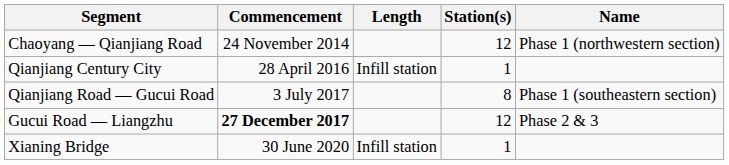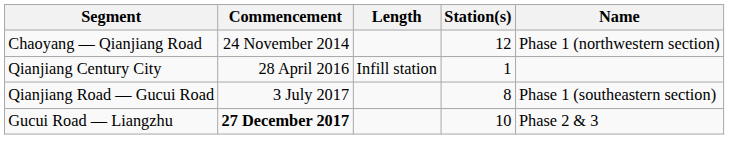(503, 120) 12 -> (503, 120) 10
- row: (59, 146)
